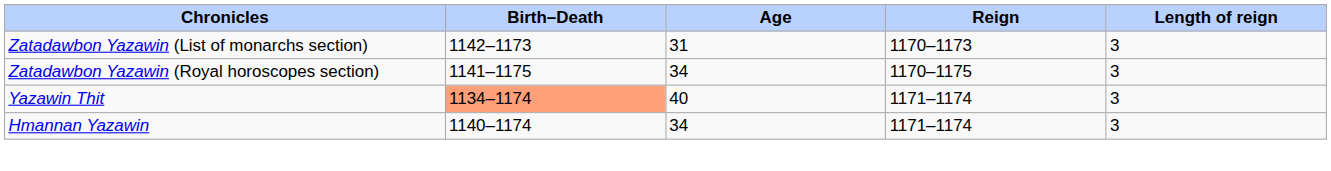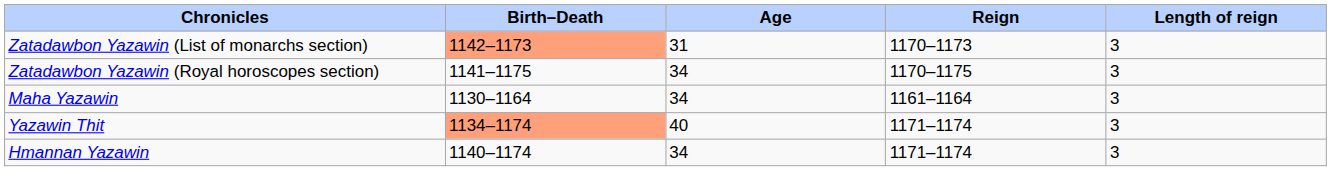(490, 44) no background -> (490, 44) lightsalmon background
+ row: (63, 98)
